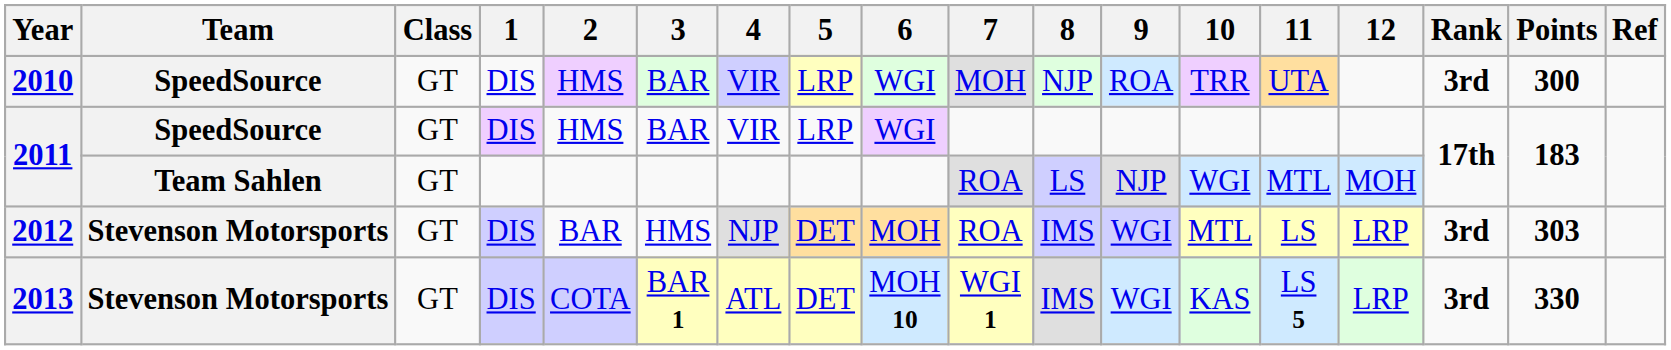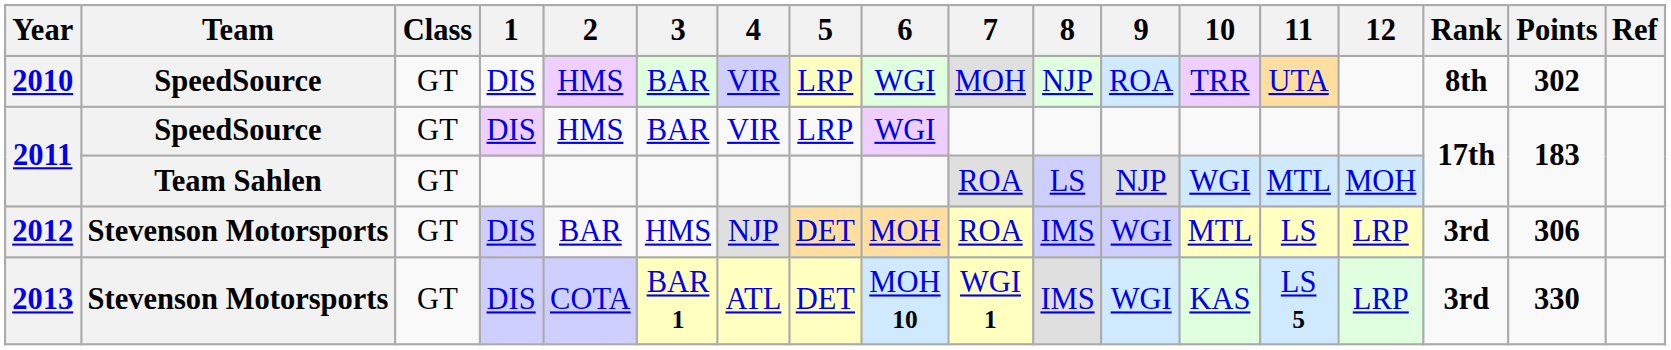(1466, 80) 3rd -> (1466, 80) 8th
(1557, 80) 300 -> (1557, 80) 302
(1557, 231) 303 -> (1557, 231) 306
